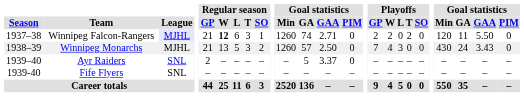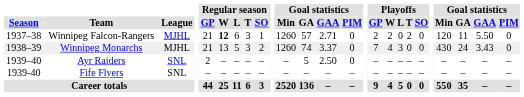(177, 35) lavender background -> (177, 35) no background
(306, 35) 74 -> (306, 35) 57
(306, 48) 57 -> (306, 48) 74
(328, 48) 2.50 -> (328, 48) 3.37
(328, 60) 3.37 -> (328, 60) 2.50
